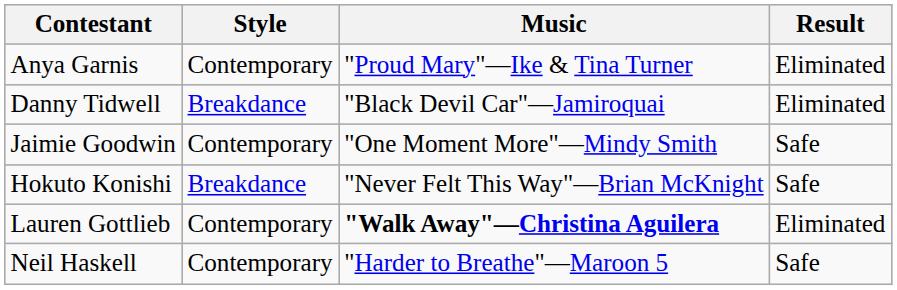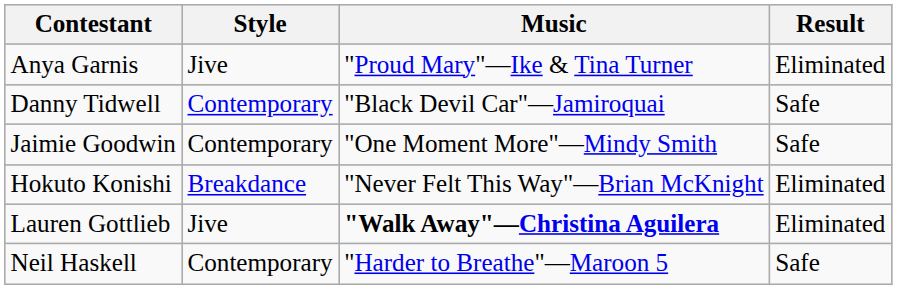(260, 64) Contemporary -> (208, 64) Jive
(247, 104) Breakdance -> (260, 104) Contemporary
(830, 104) Eliminated -> (798, 104) Safe
(798, 183) Safe -> (830, 183) Eliminated
(260, 223) Contemporary -> (208, 223) Jive
